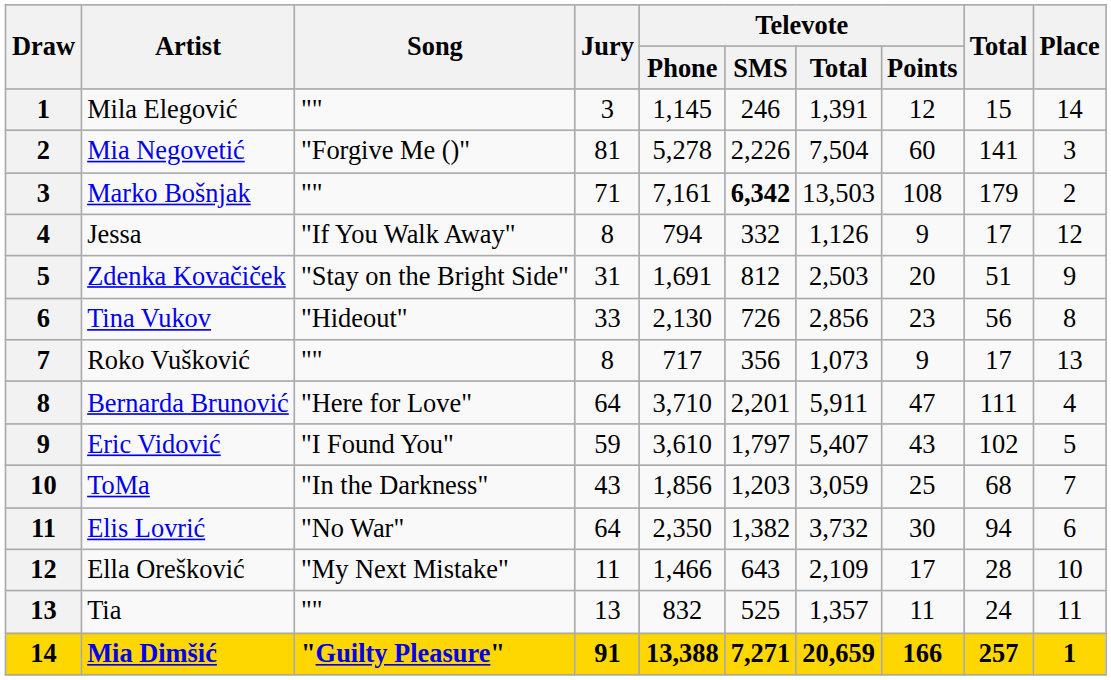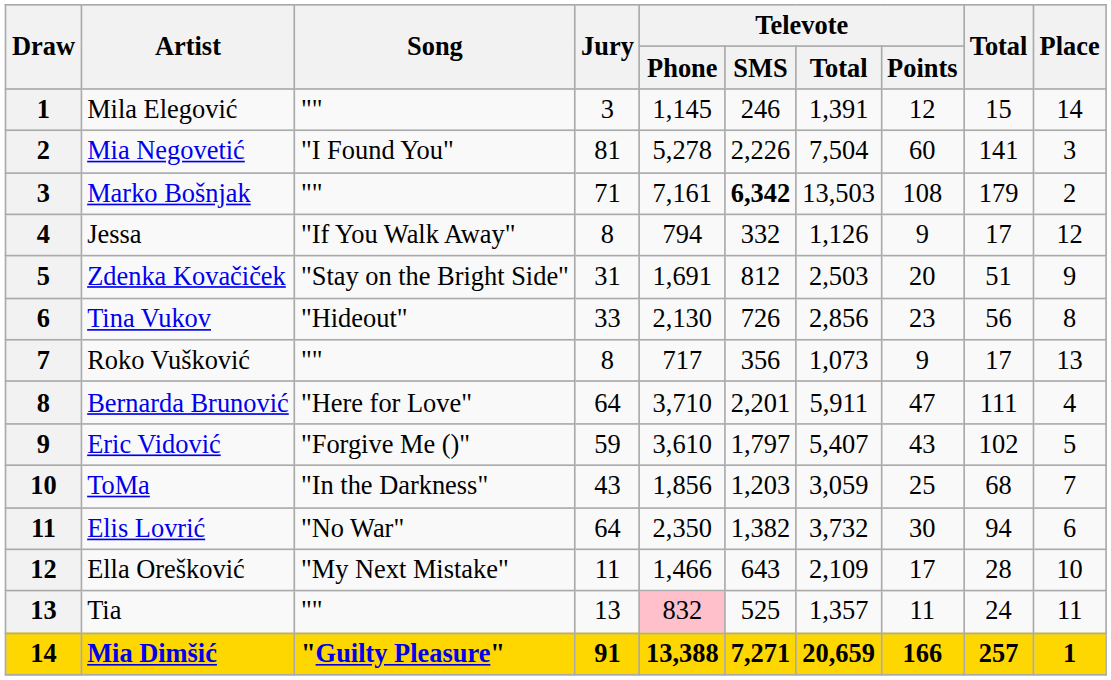(386, 151) "Forgive Me ()" -> (377, 151) "I Found You"
(377, 444) "I Found You" -> (386, 444) "Forgive Me ()"
(682, 611) no background -> (682, 611) pink background
